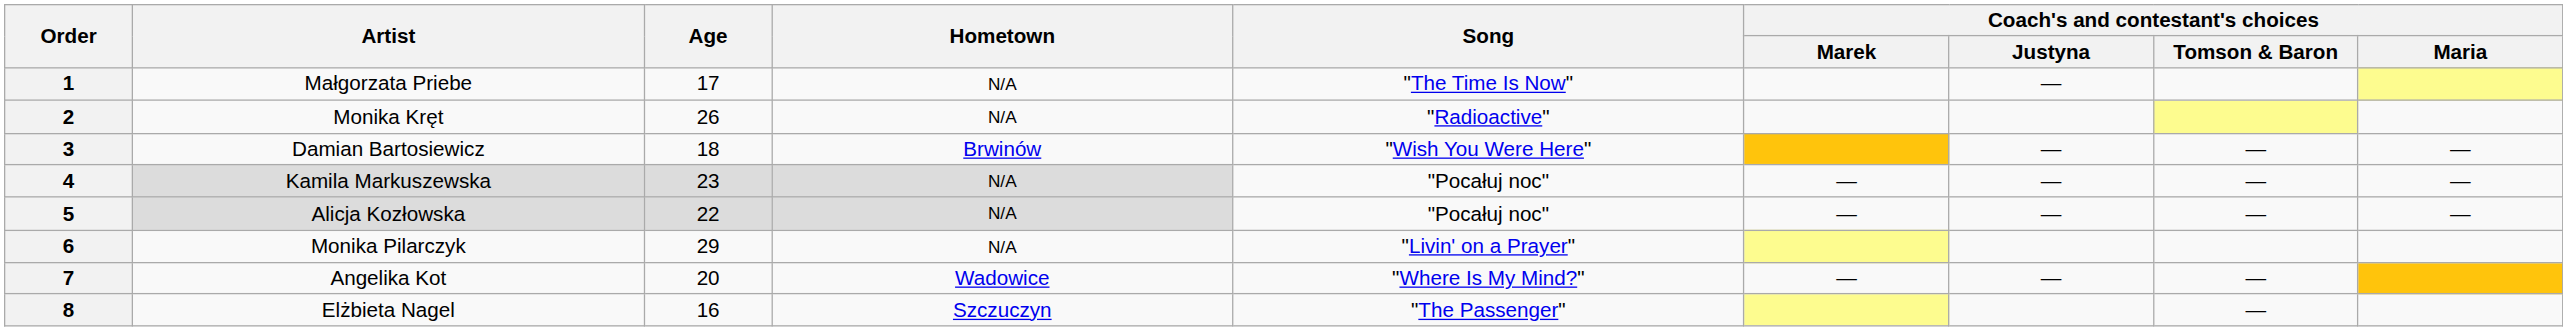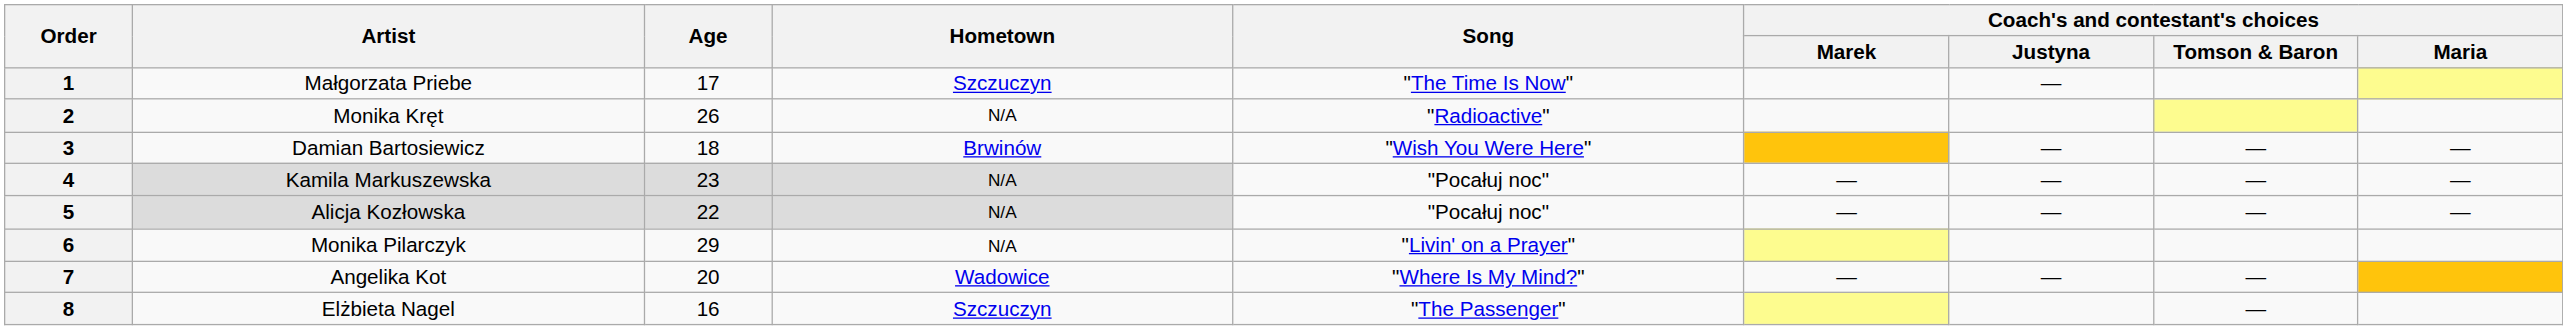(1002, 85) N/A -> (1002, 83) Szczuczyn
